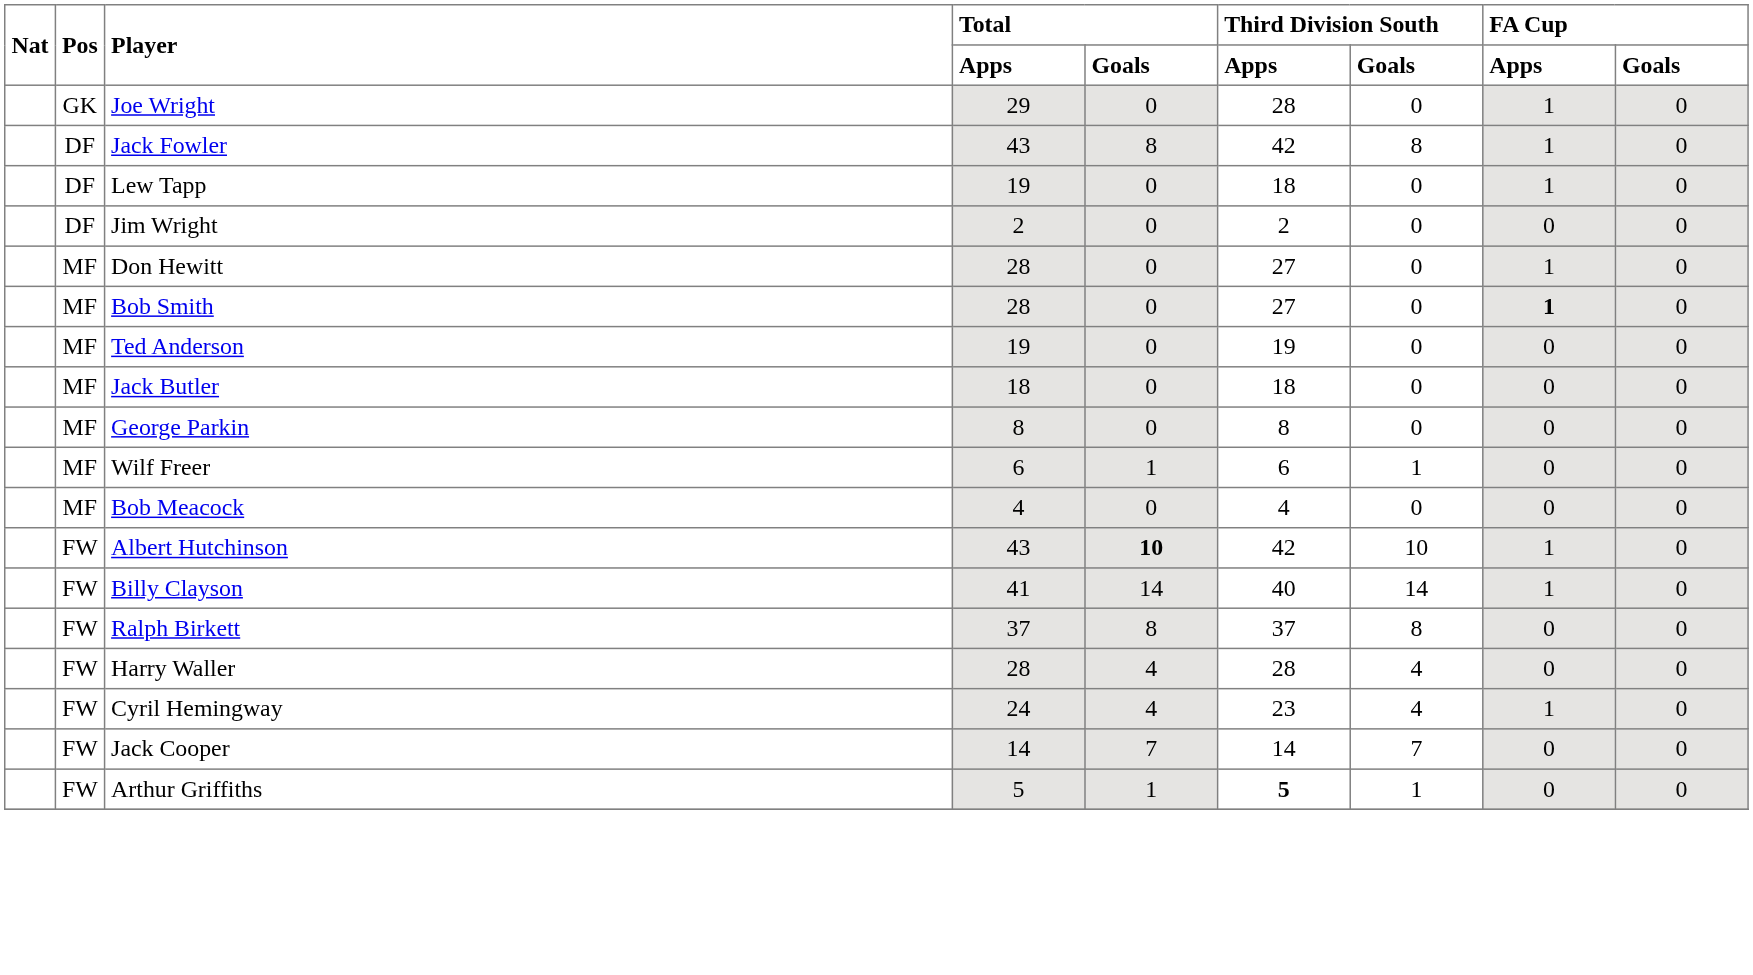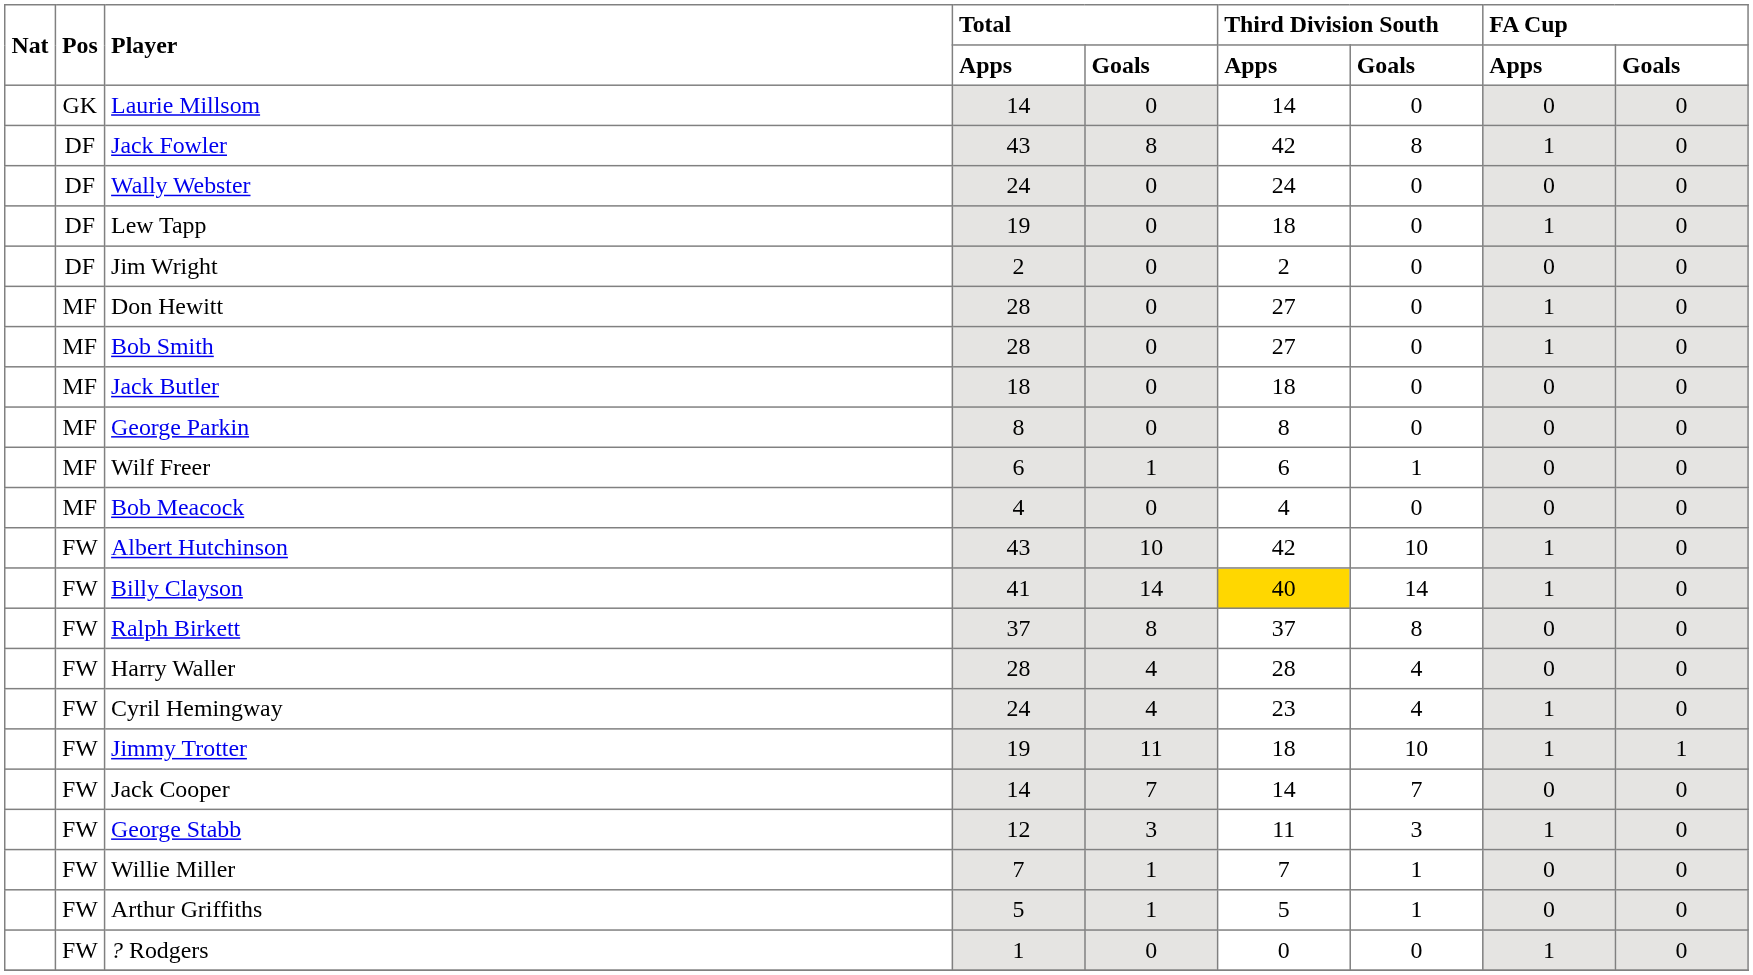- row: (163, 105)
+ row: (186, 105)
+ row: (181, 185)
(1549, 306) bold -> (1549, 346) normal
- row: (177, 346)
(1151, 547) bold -> (1151, 547) normal
(1284, 587) no background -> (1284, 587) gold background
+ row: (179, 748)
+ row: (176, 829)
+ row: (173, 869)
(1284, 788) bold -> (1284, 909) normal
+ row: (160, 949)
